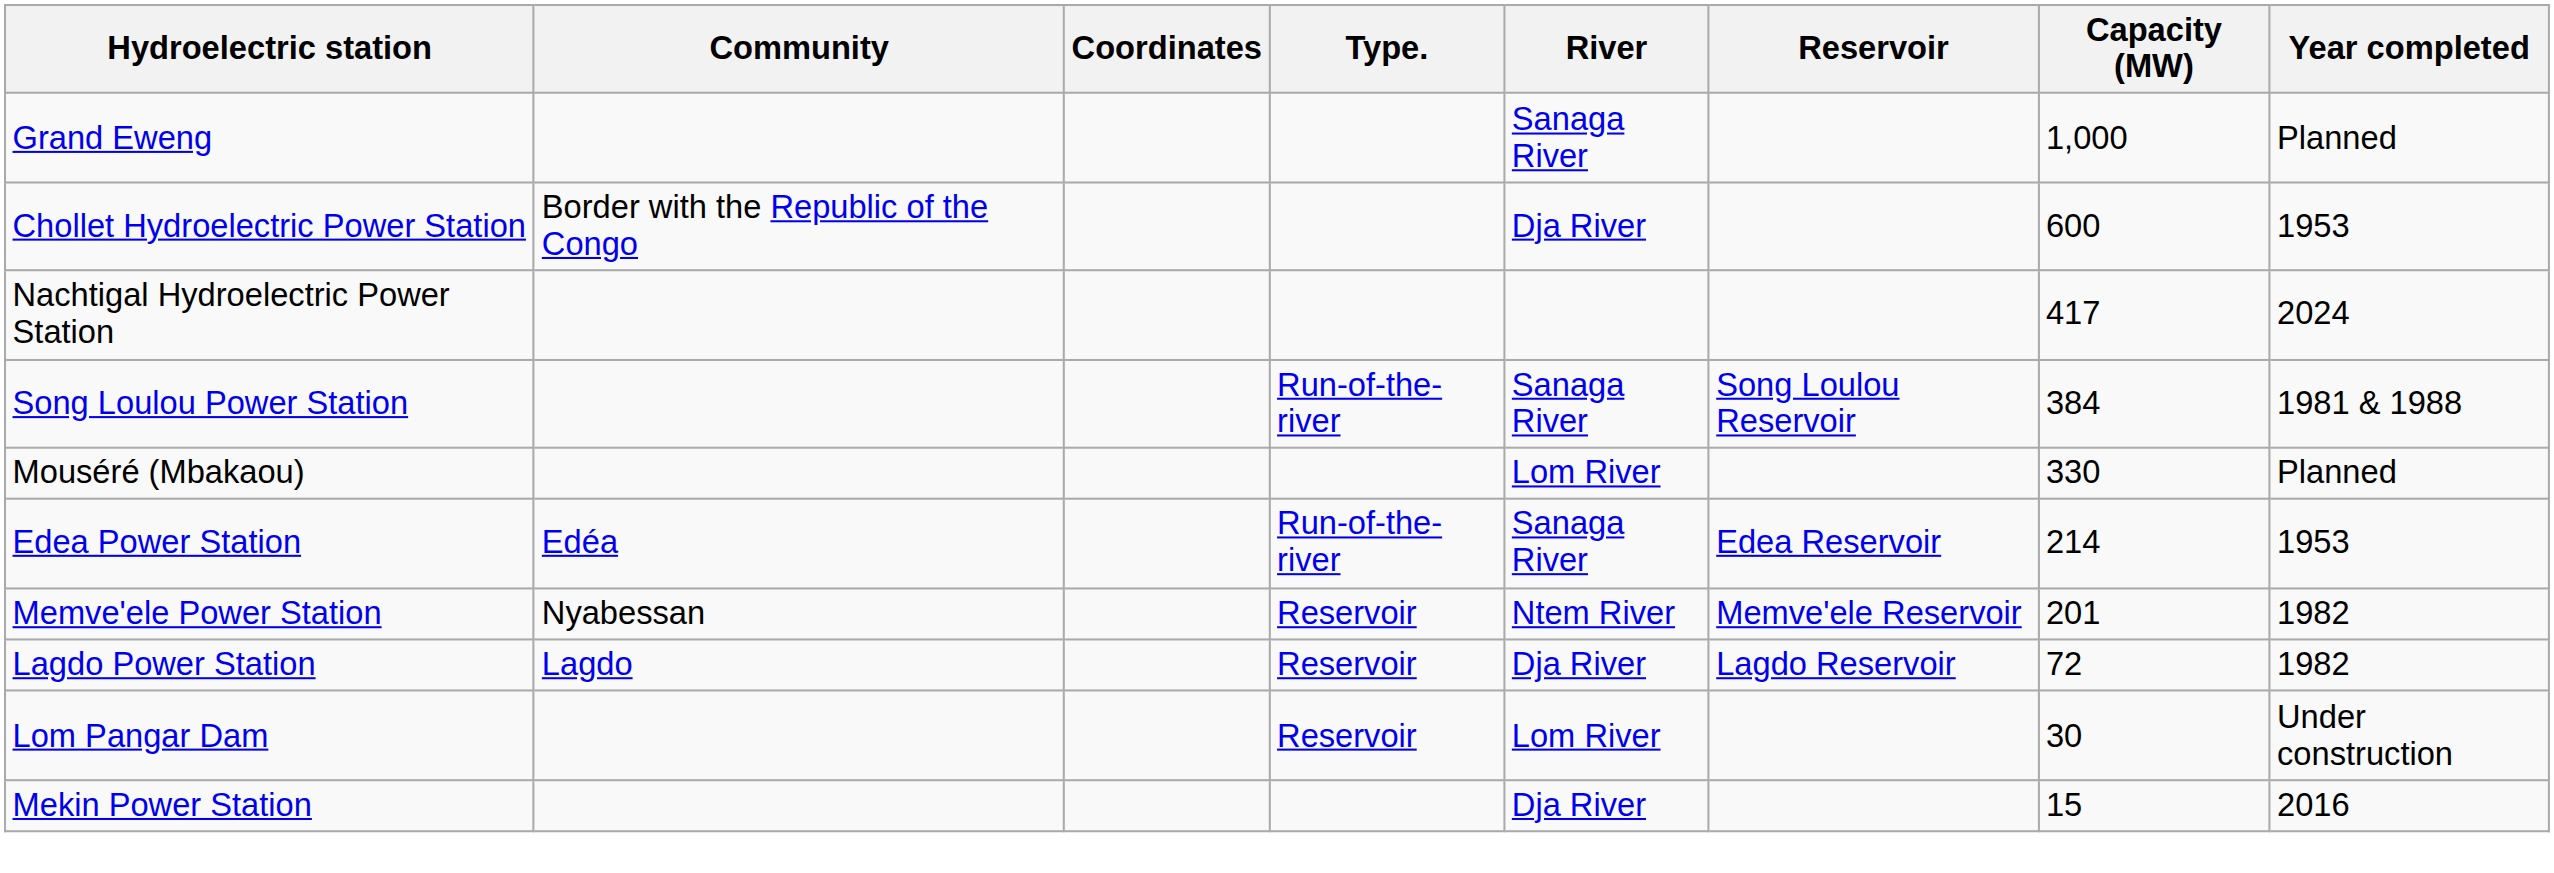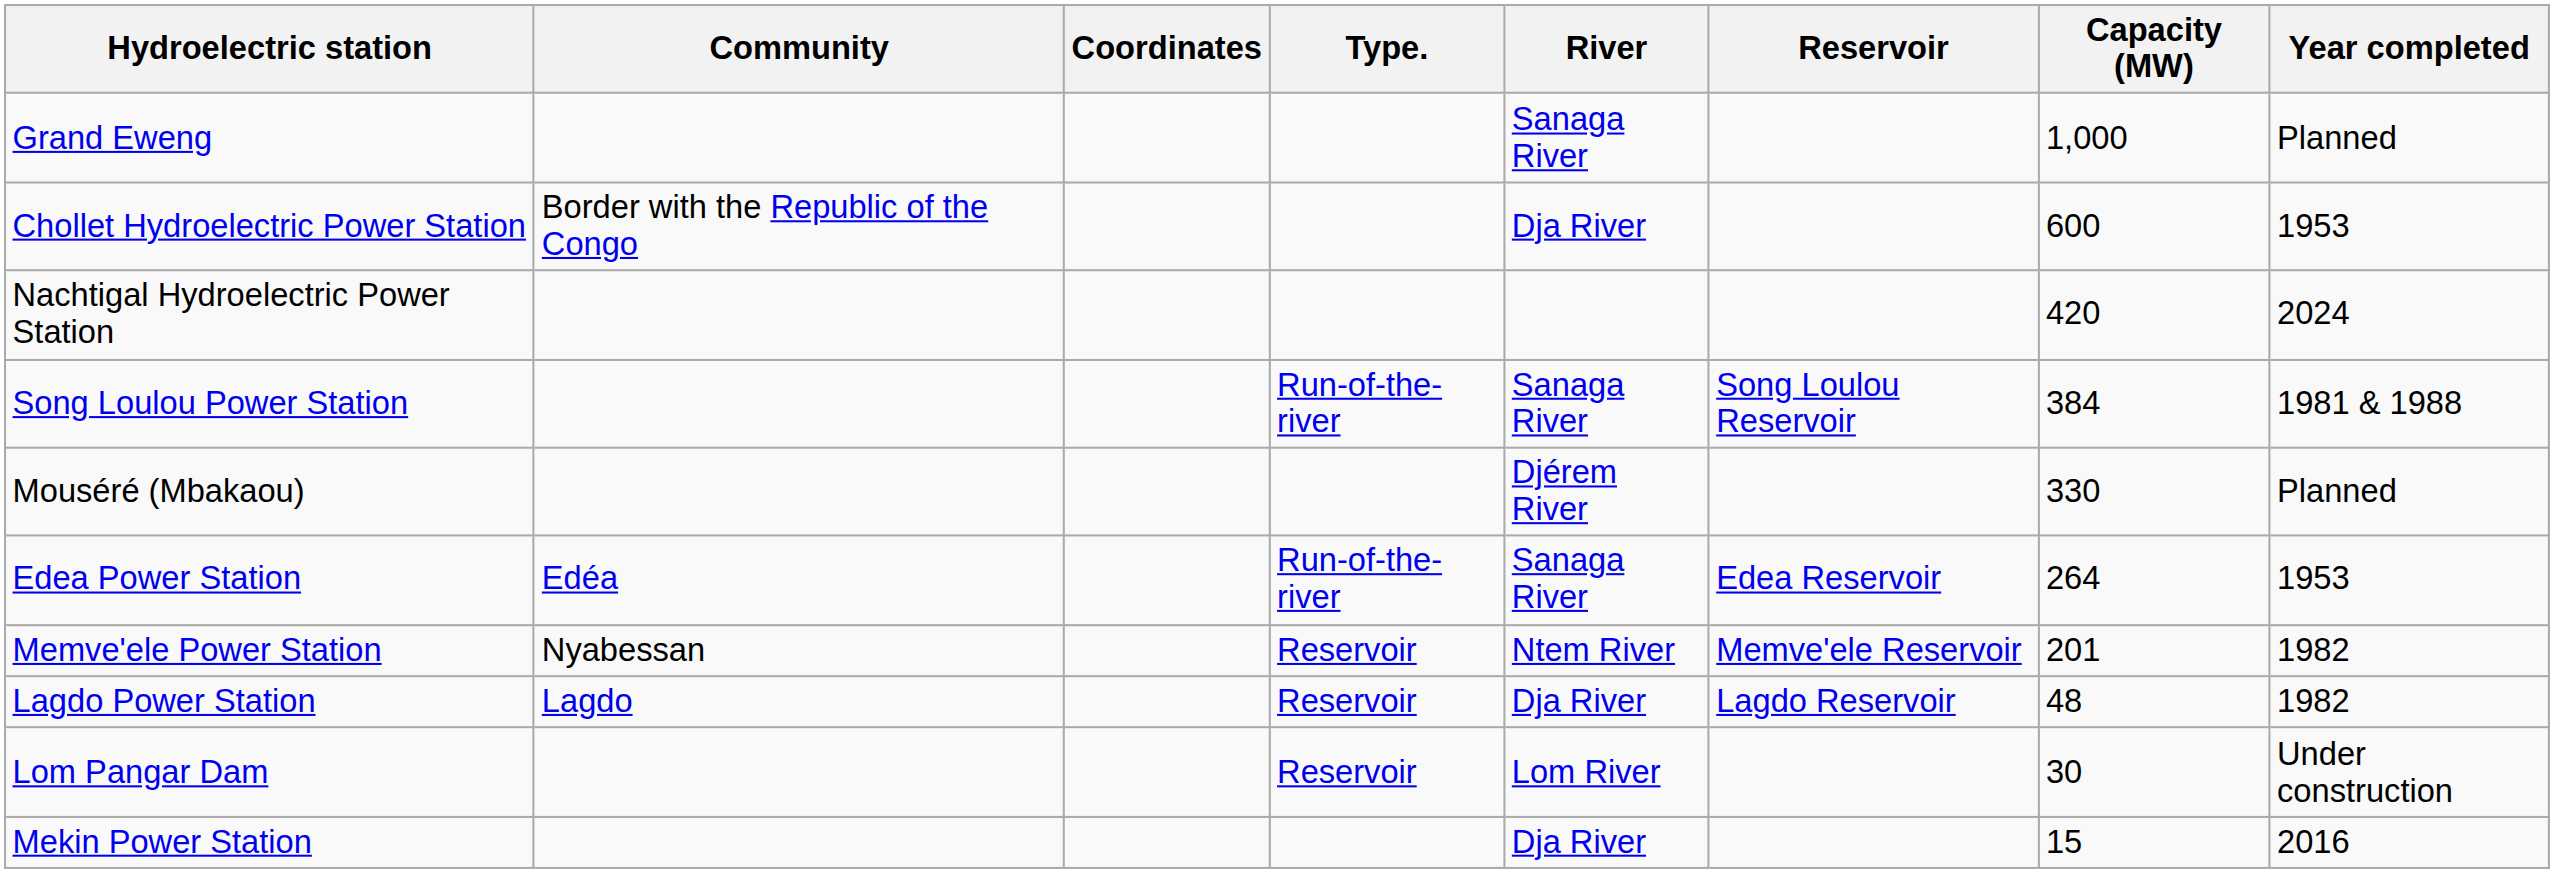(2073, 314) 417 -> (2073, 314) 420
(1586, 472) Lom River -> (1564, 491) Djérem River
(2073, 542) 214 -> (2073, 579) 264
(2064, 664) 72 -> (2064, 701) 48
